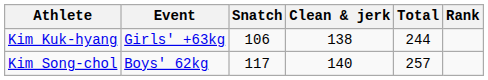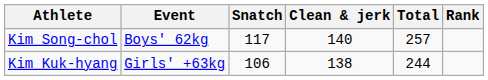rows swapped: (63, 63) <-> (63, 40)
